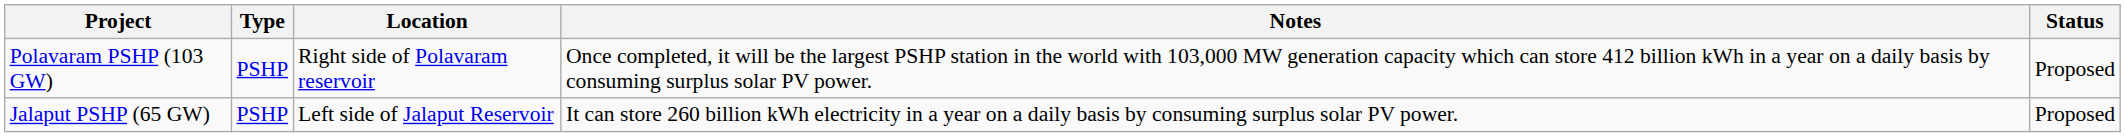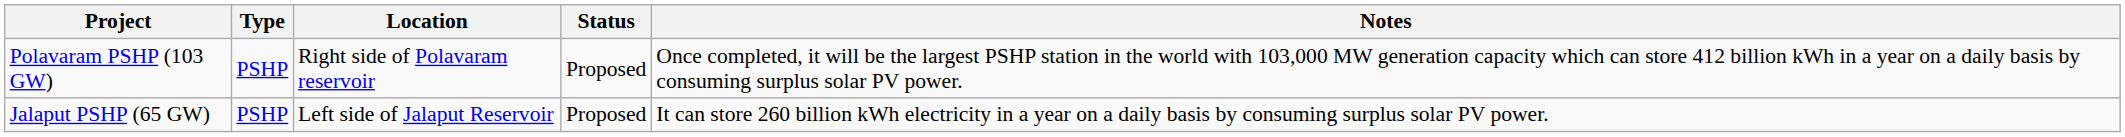columns swapped: (2075, 21) <-> (1295, 21)
